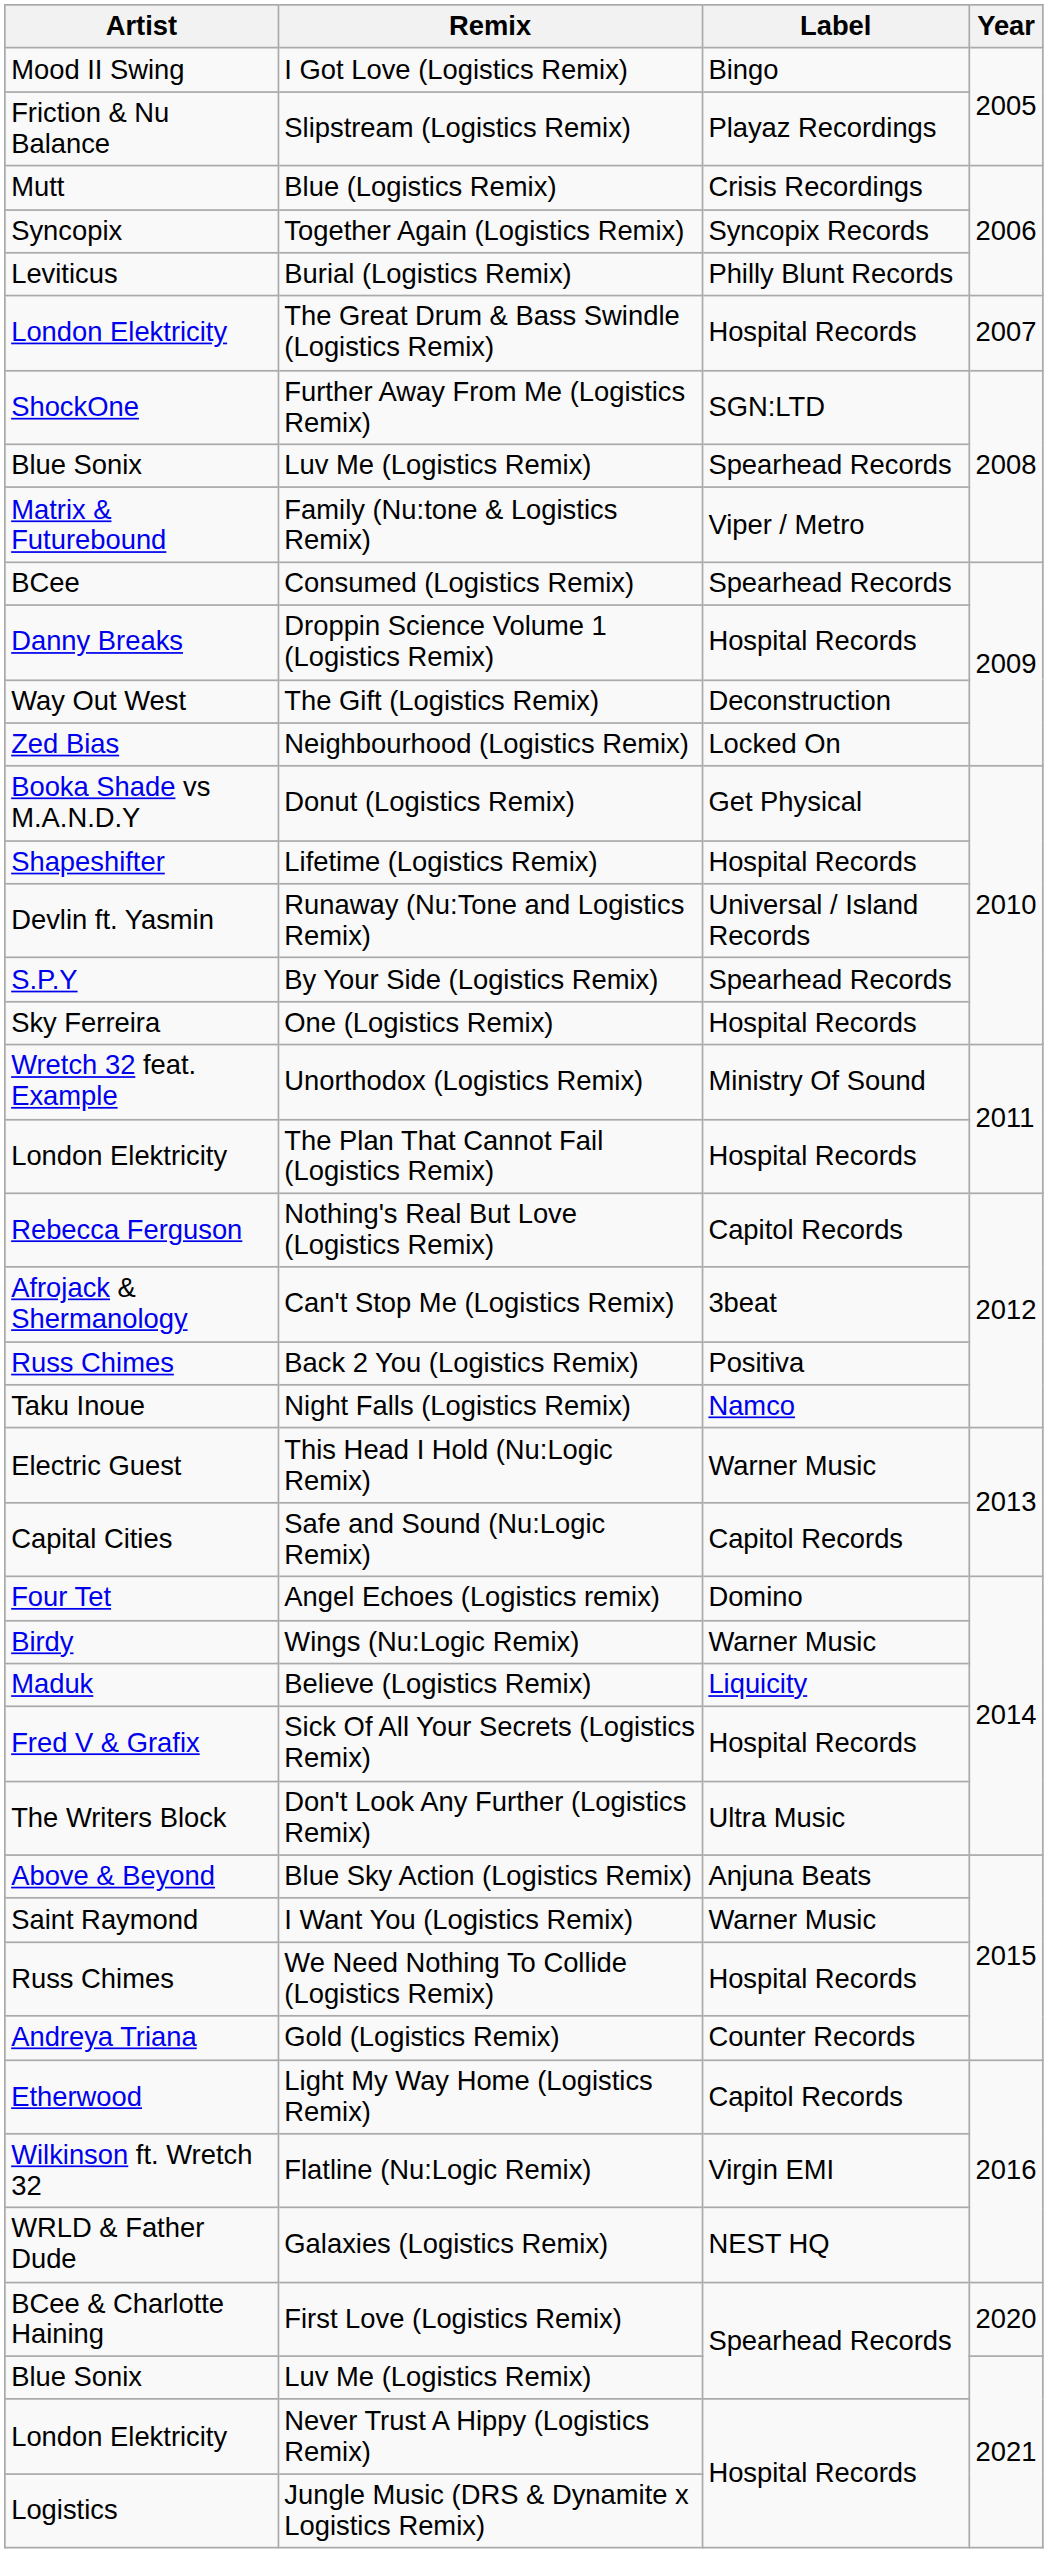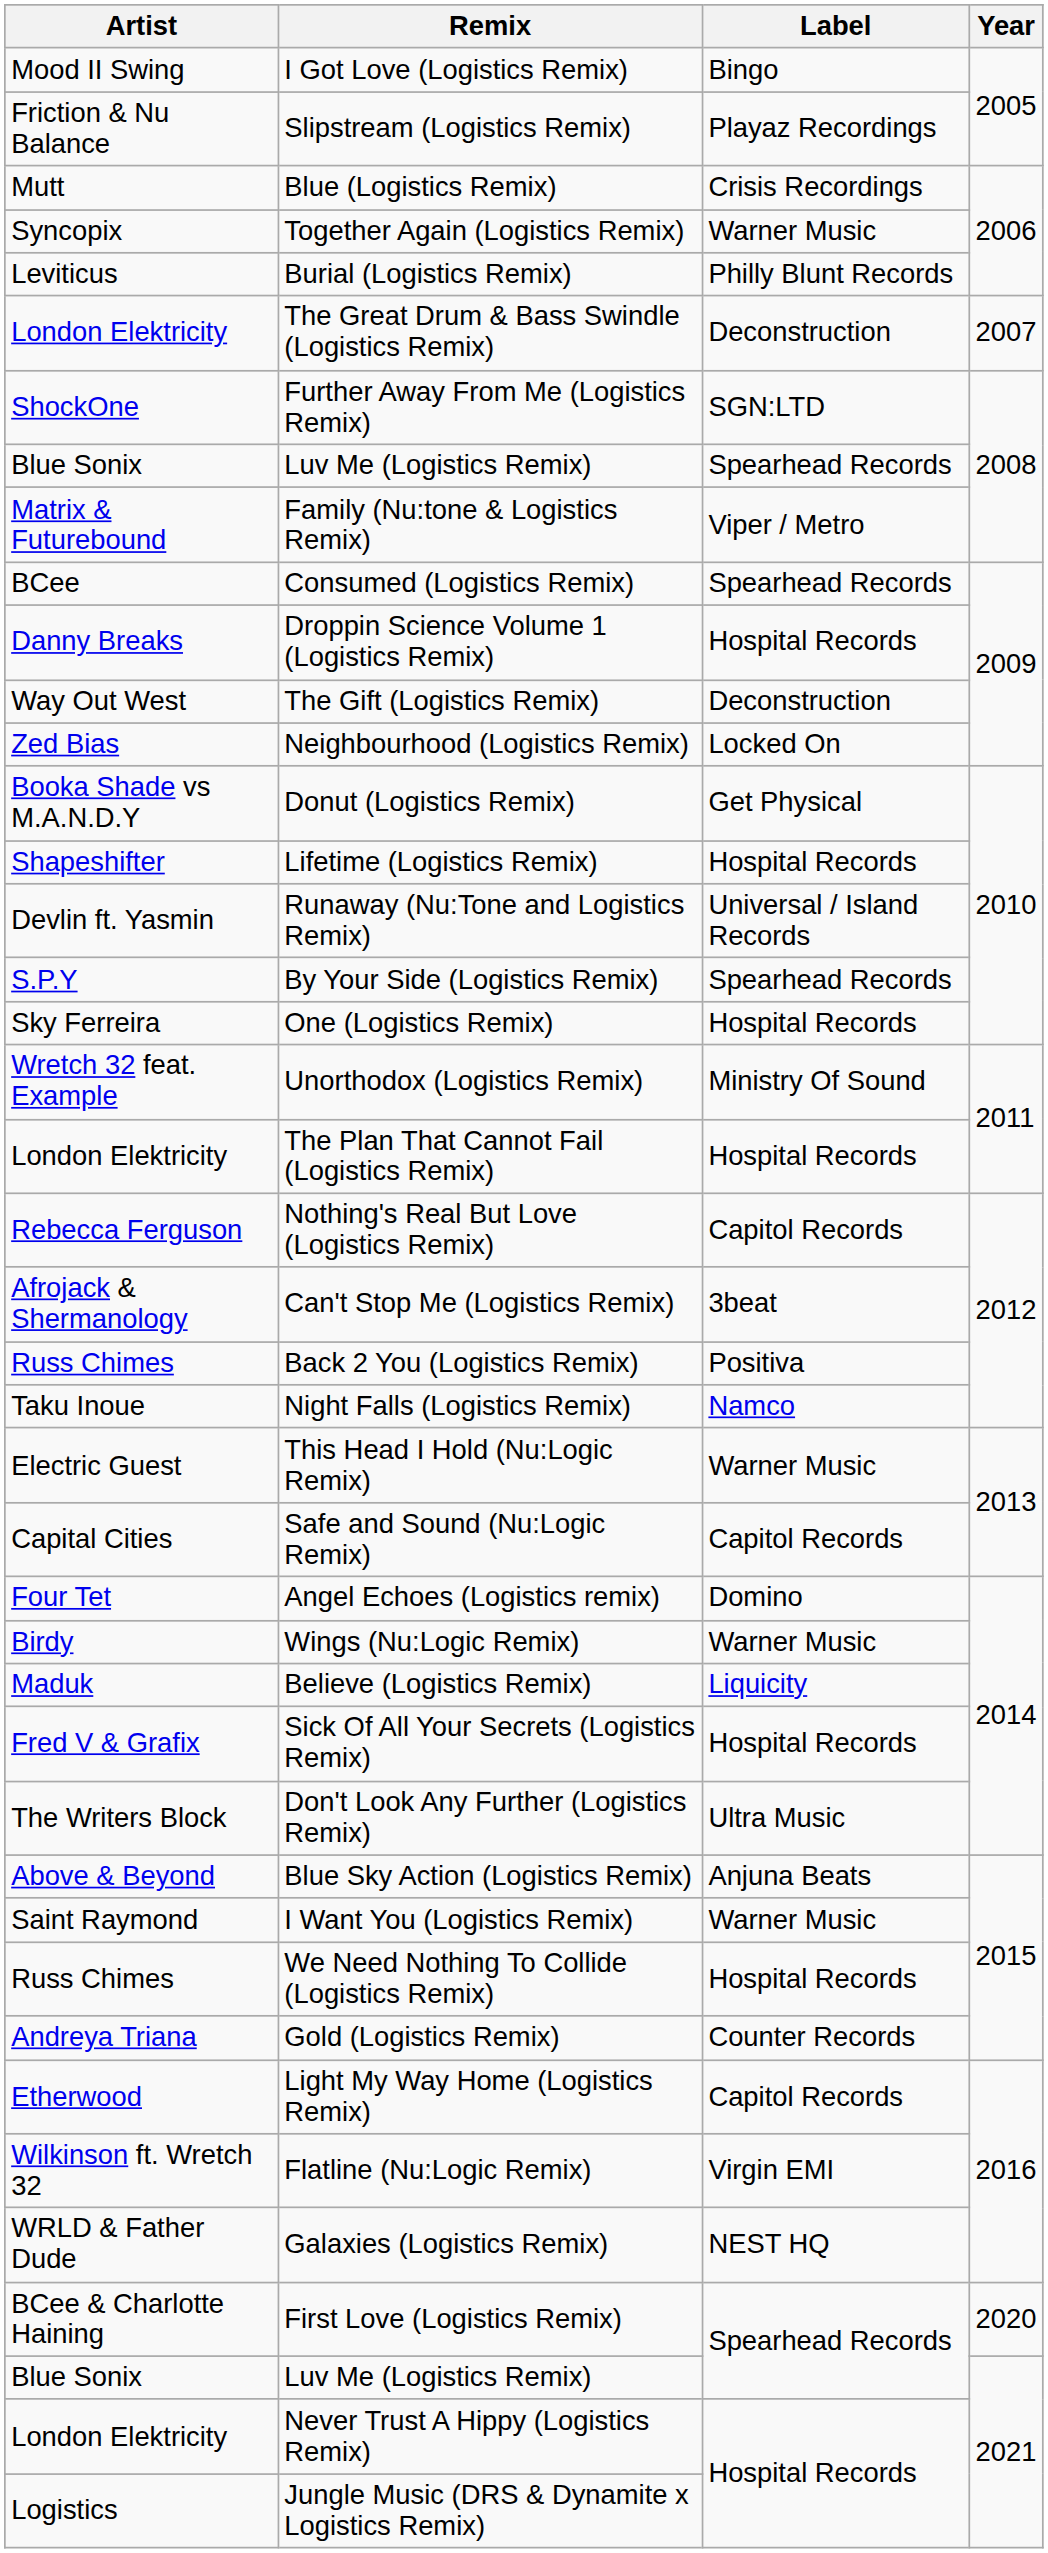(819, 230) Syncopix Records -> (792, 230) Warner Music
(813, 332) Hospital Records -> (800, 332) Deconstruction
